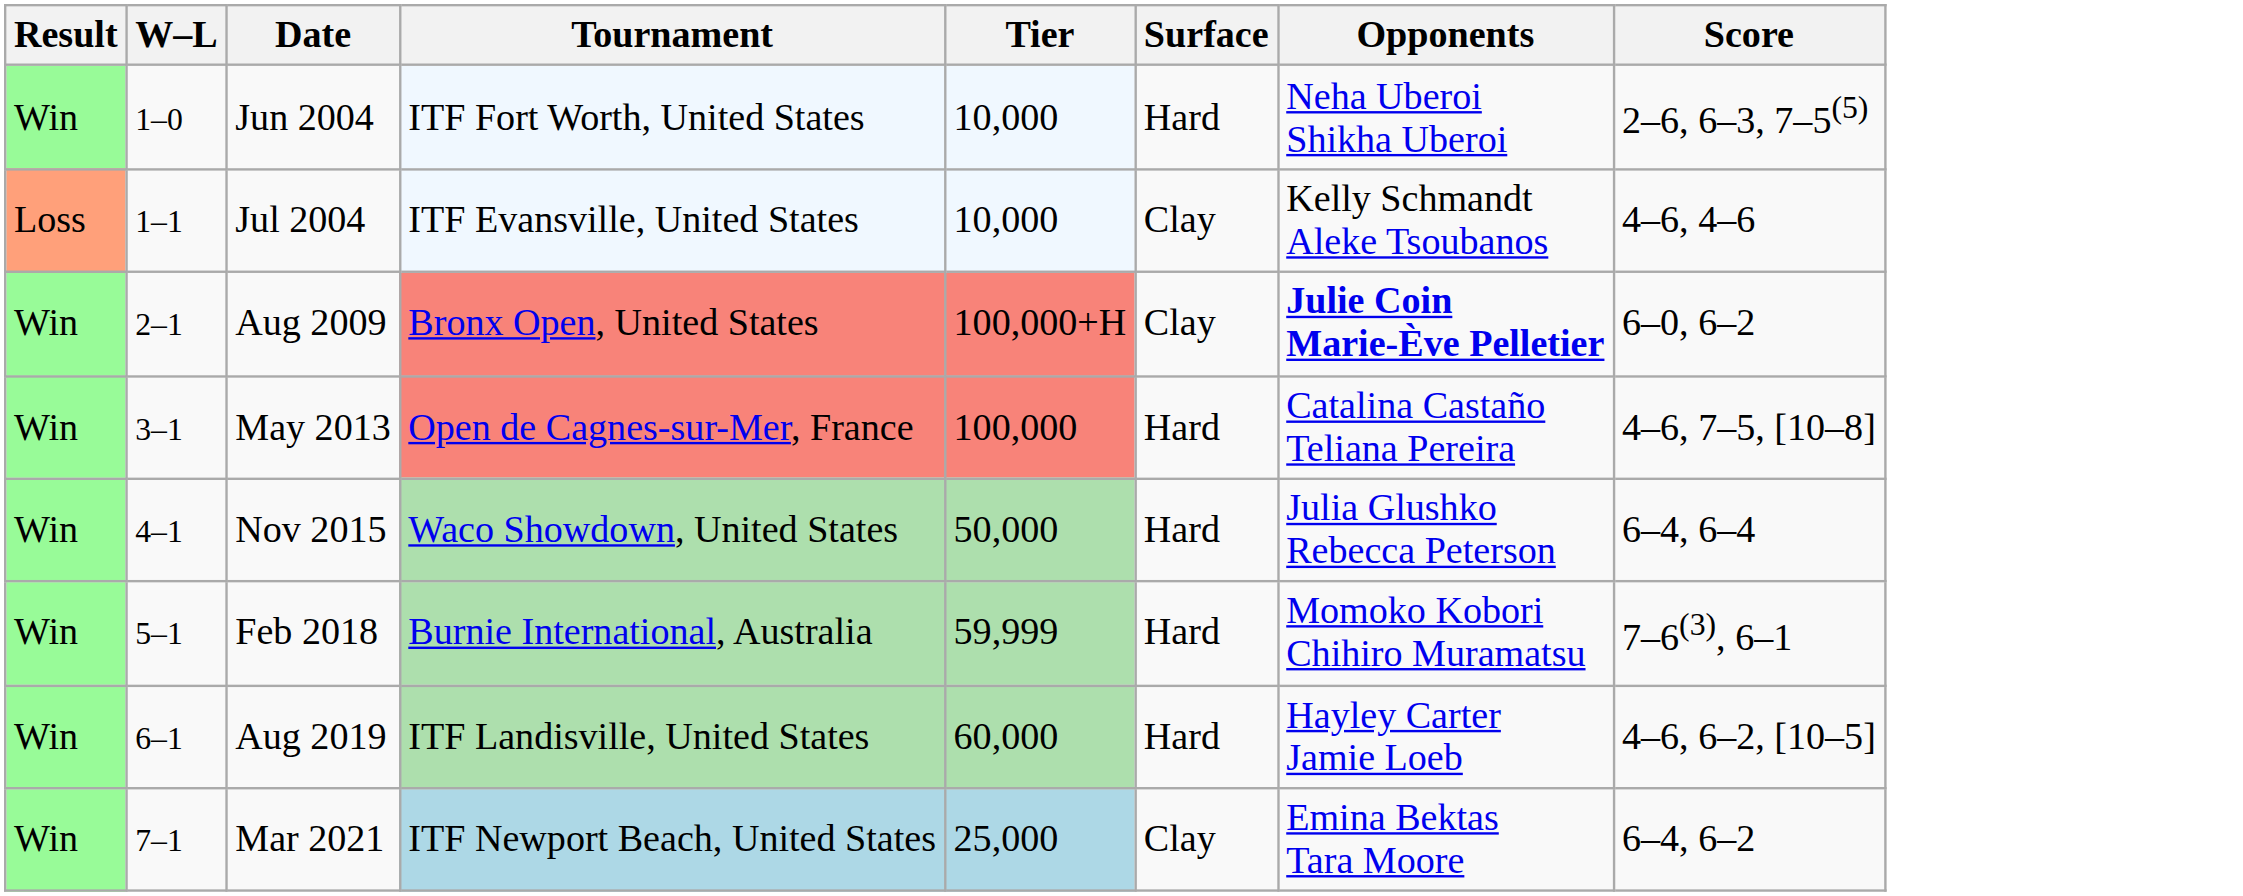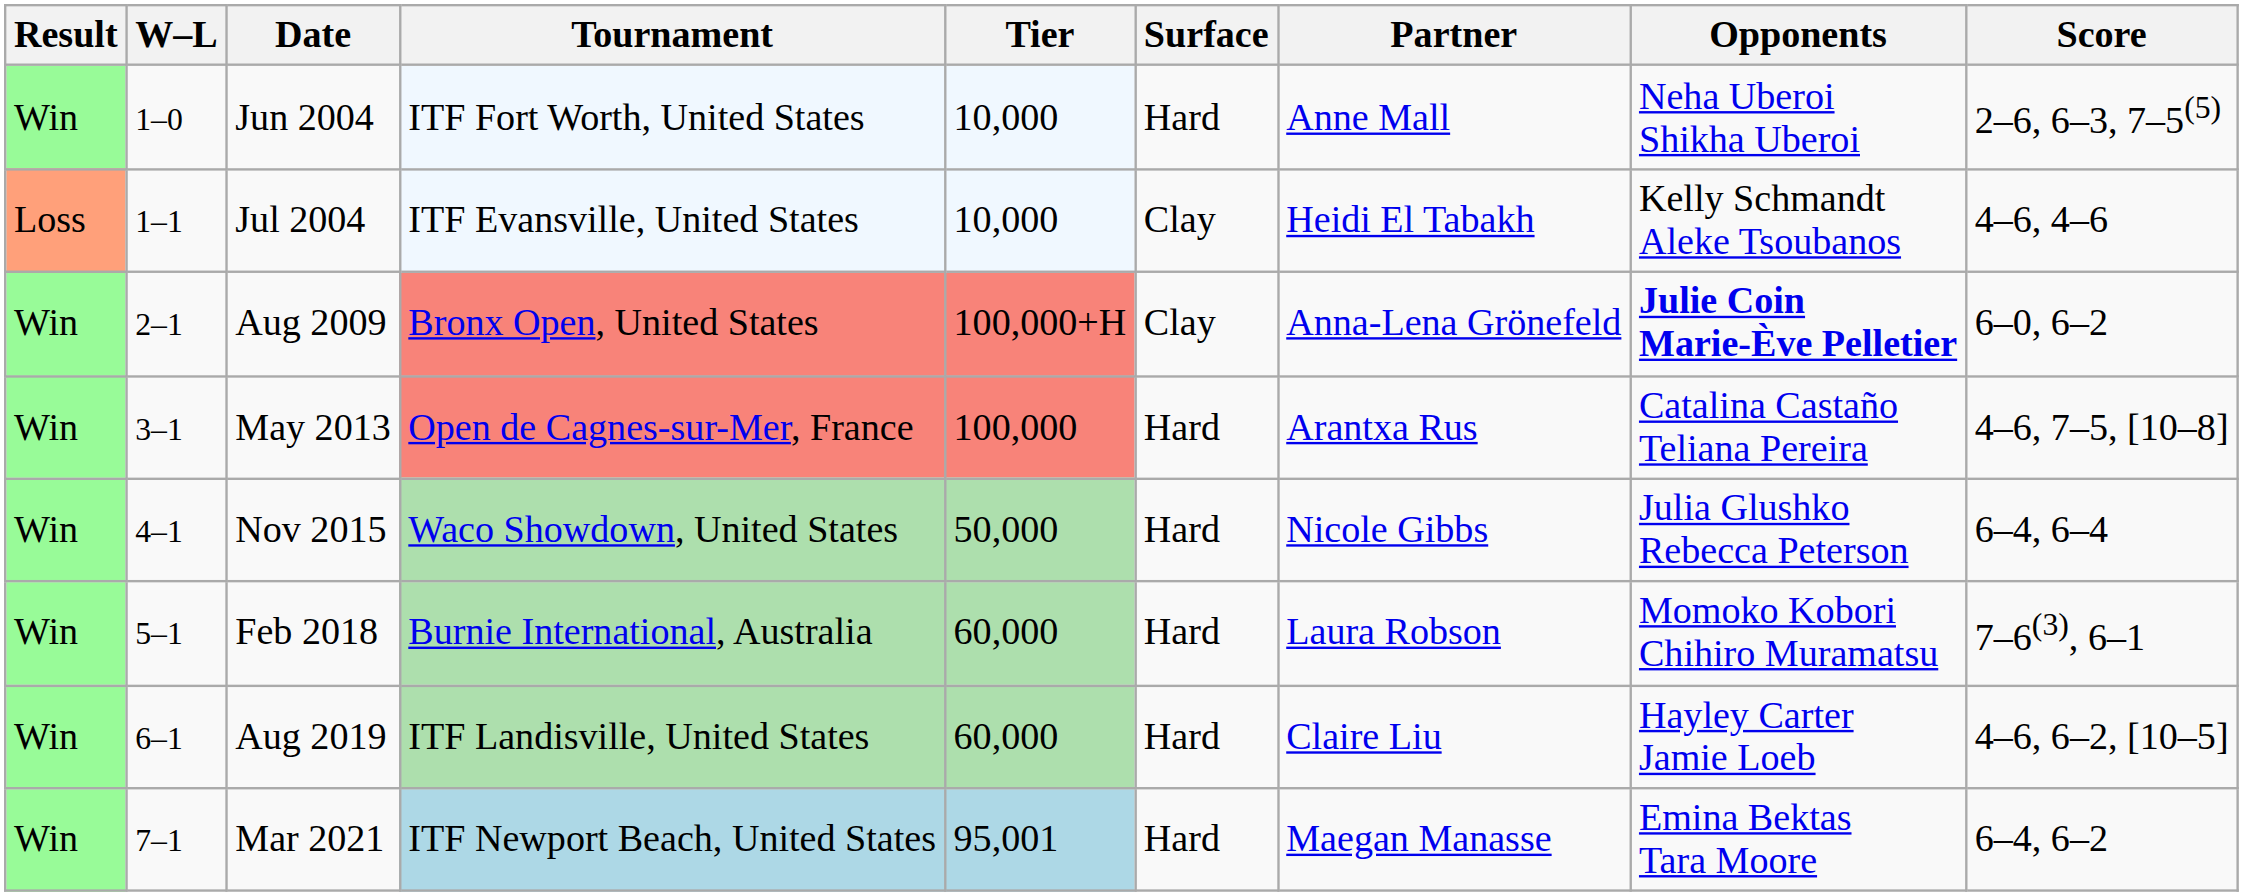+ column: (1454, 34)
(1006, 632) 59,999 -> (1006, 632) 60,000
(1006, 839) 25,000 -> (1006, 839) 95,001
(1180, 839) Clay -> (1182, 839) Hard
